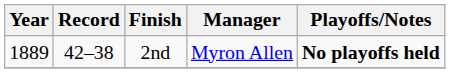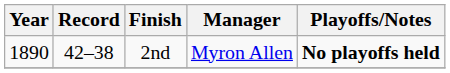(29, 51) 1889 -> (29, 51) 1890
